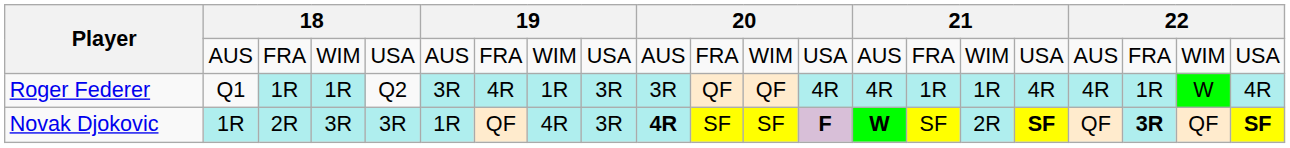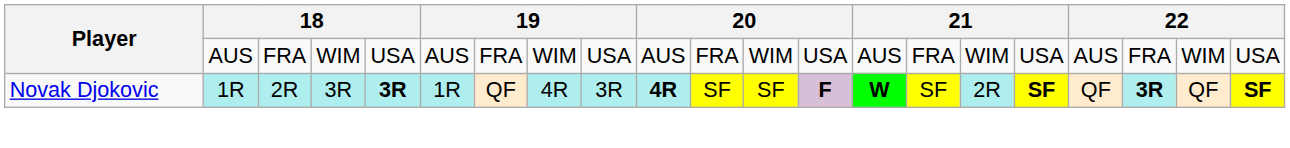- row: (80, 90)
(393, 124) normal -> (393, 90) bold
